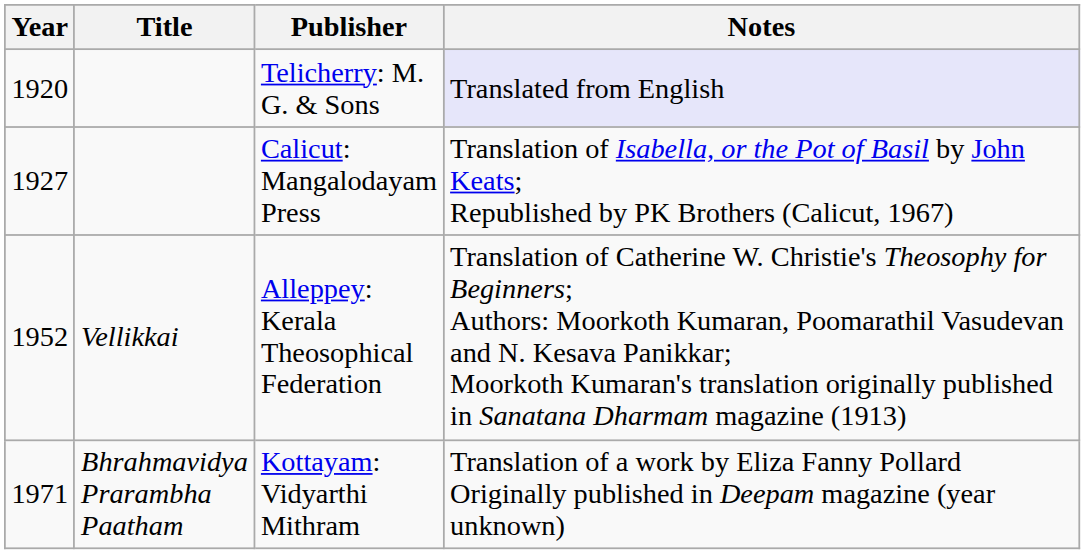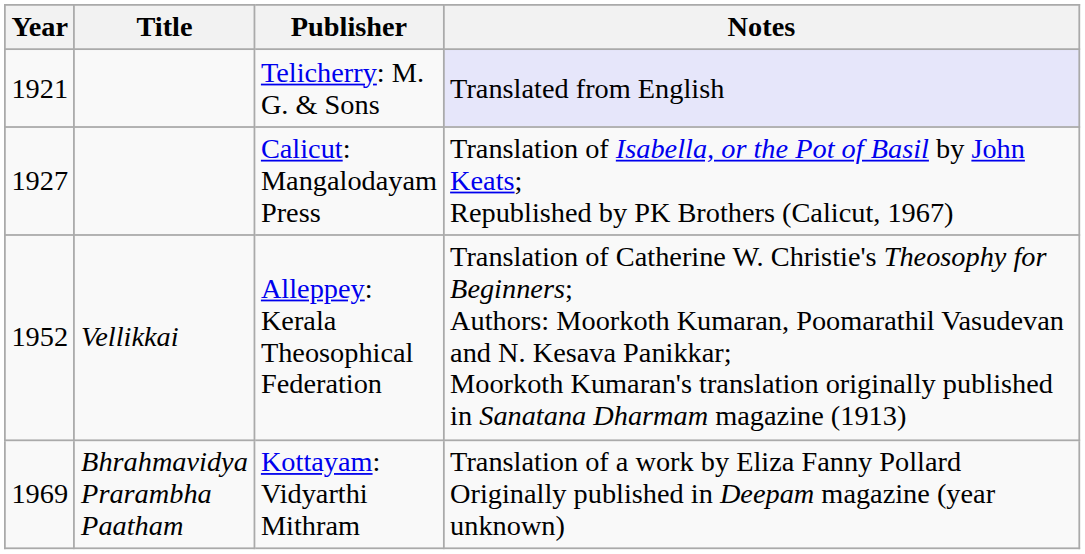(40, 87) 1920 -> (40, 87) 1921
(40, 493) 1971 -> (40, 493) 1969
